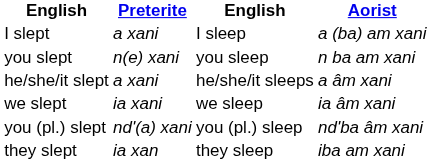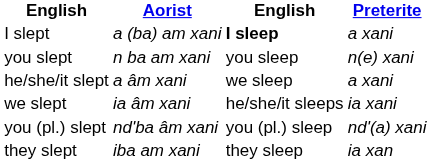columns swapped: (152, 10) <-> (372, 10)
(221, 34) normal -> (252, 34) bold
(255, 80) he/she/it sleeps -> (259, 80) we sleep
(229, 103) we sleep -> (285, 103) he/she/it sleeps
